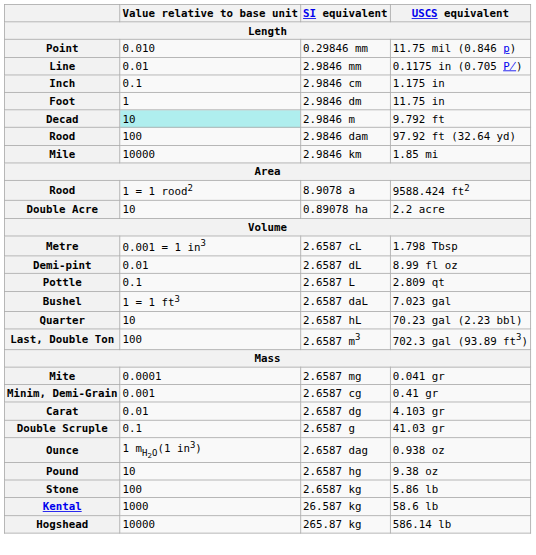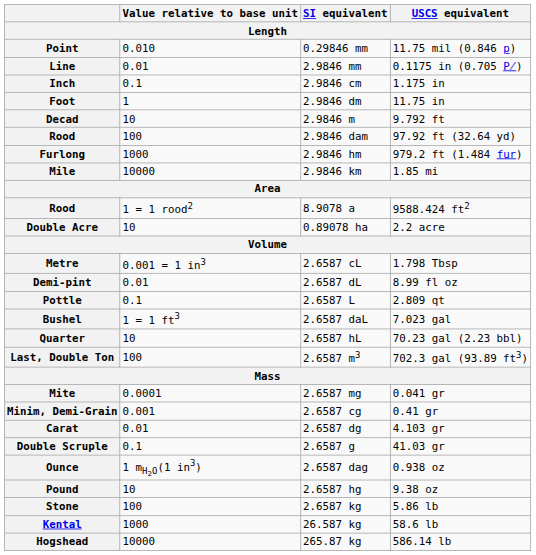(129, 119) paleturquoise background -> (129, 119) no background
+ row: (62, 154)
